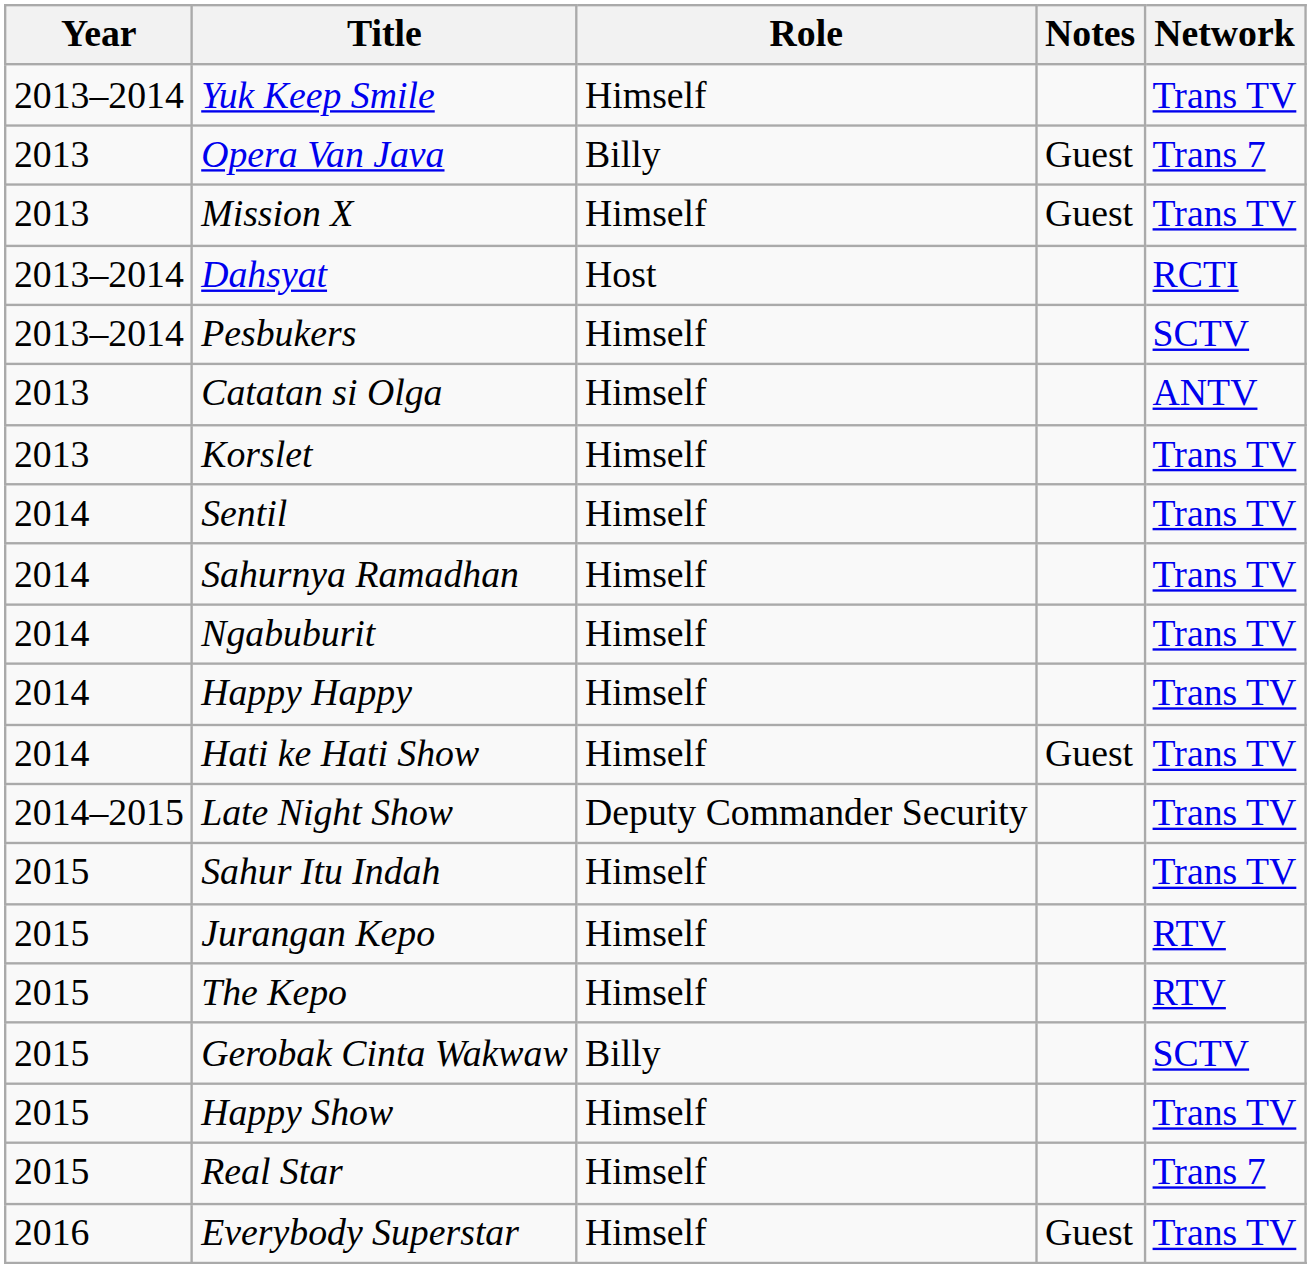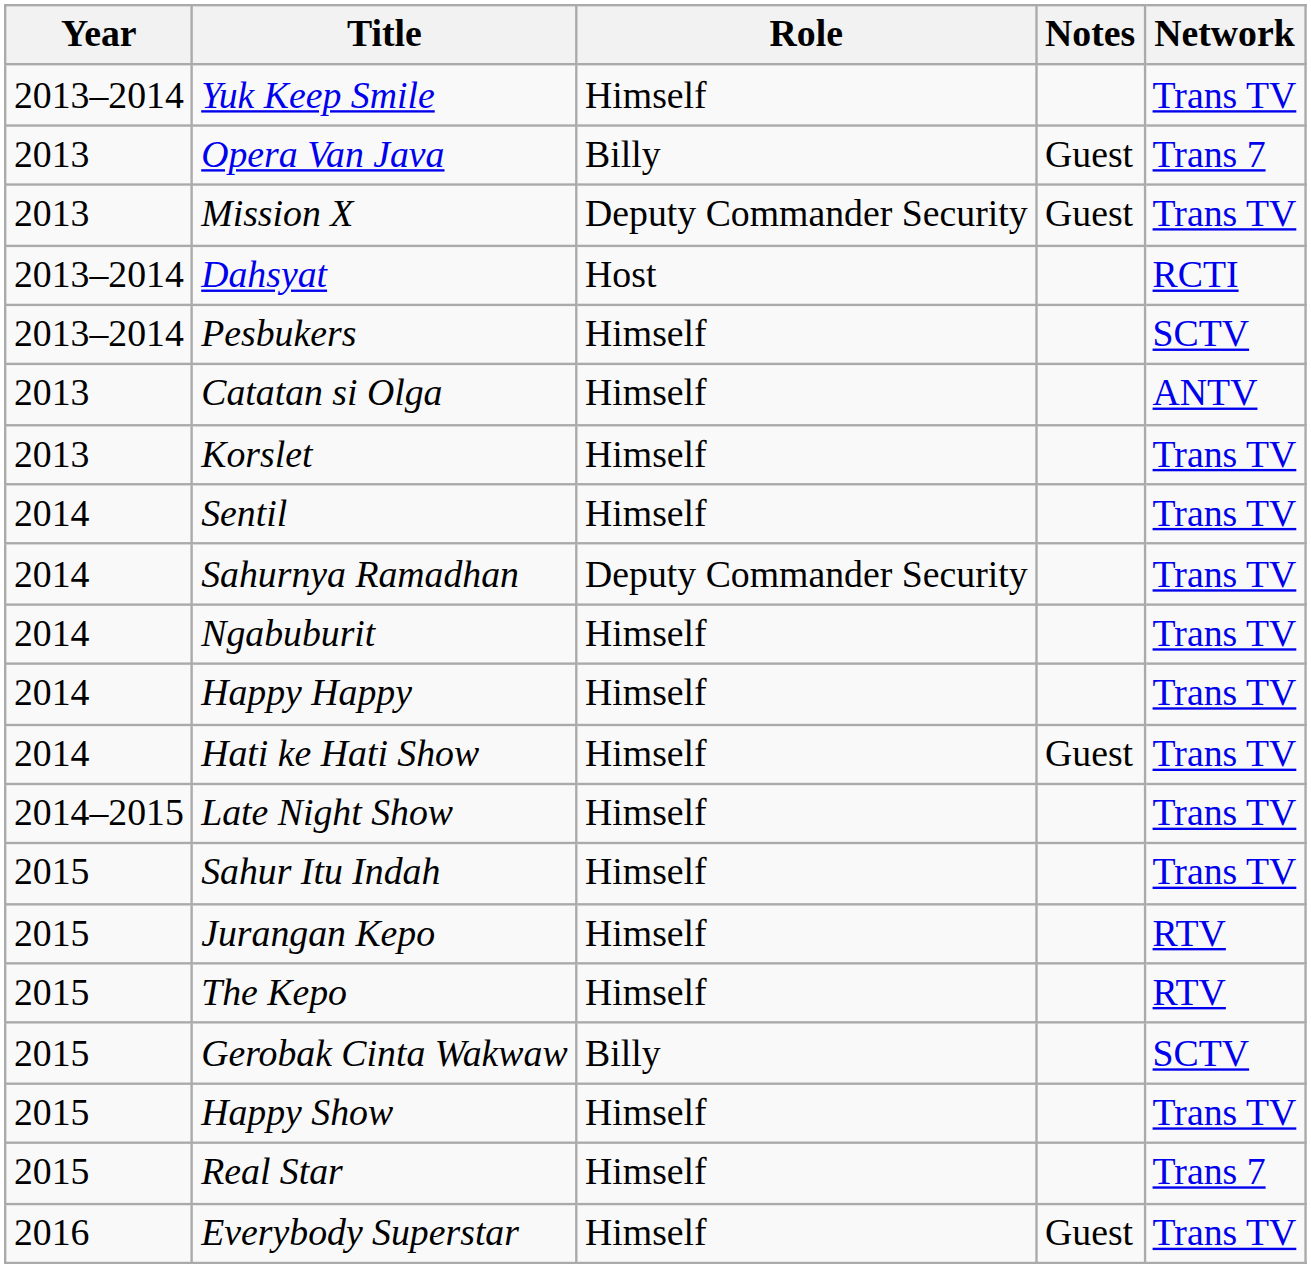(646, 214) Himself -> (806, 214) Deputy Commander Security
(646, 573) Himself -> (806, 573) Deputy Commander Security
(806, 812) Deputy Commander Security -> (646, 812) Himself
